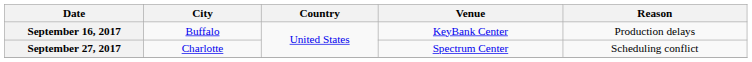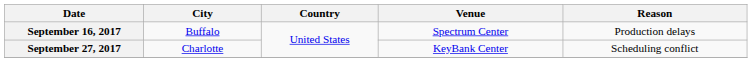(470, 31) KeyBank Center -> (470, 31) Spectrum Center
(470, 48) Spectrum Center -> (470, 48) KeyBank Center
